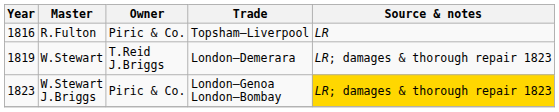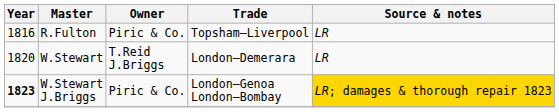(21, 58) 1819 -> (21, 58) 1820
(433, 58) LR; damages & thorough repair 1823 -> (322, 58) LR
(21, 90) normal -> (21, 90) bold
